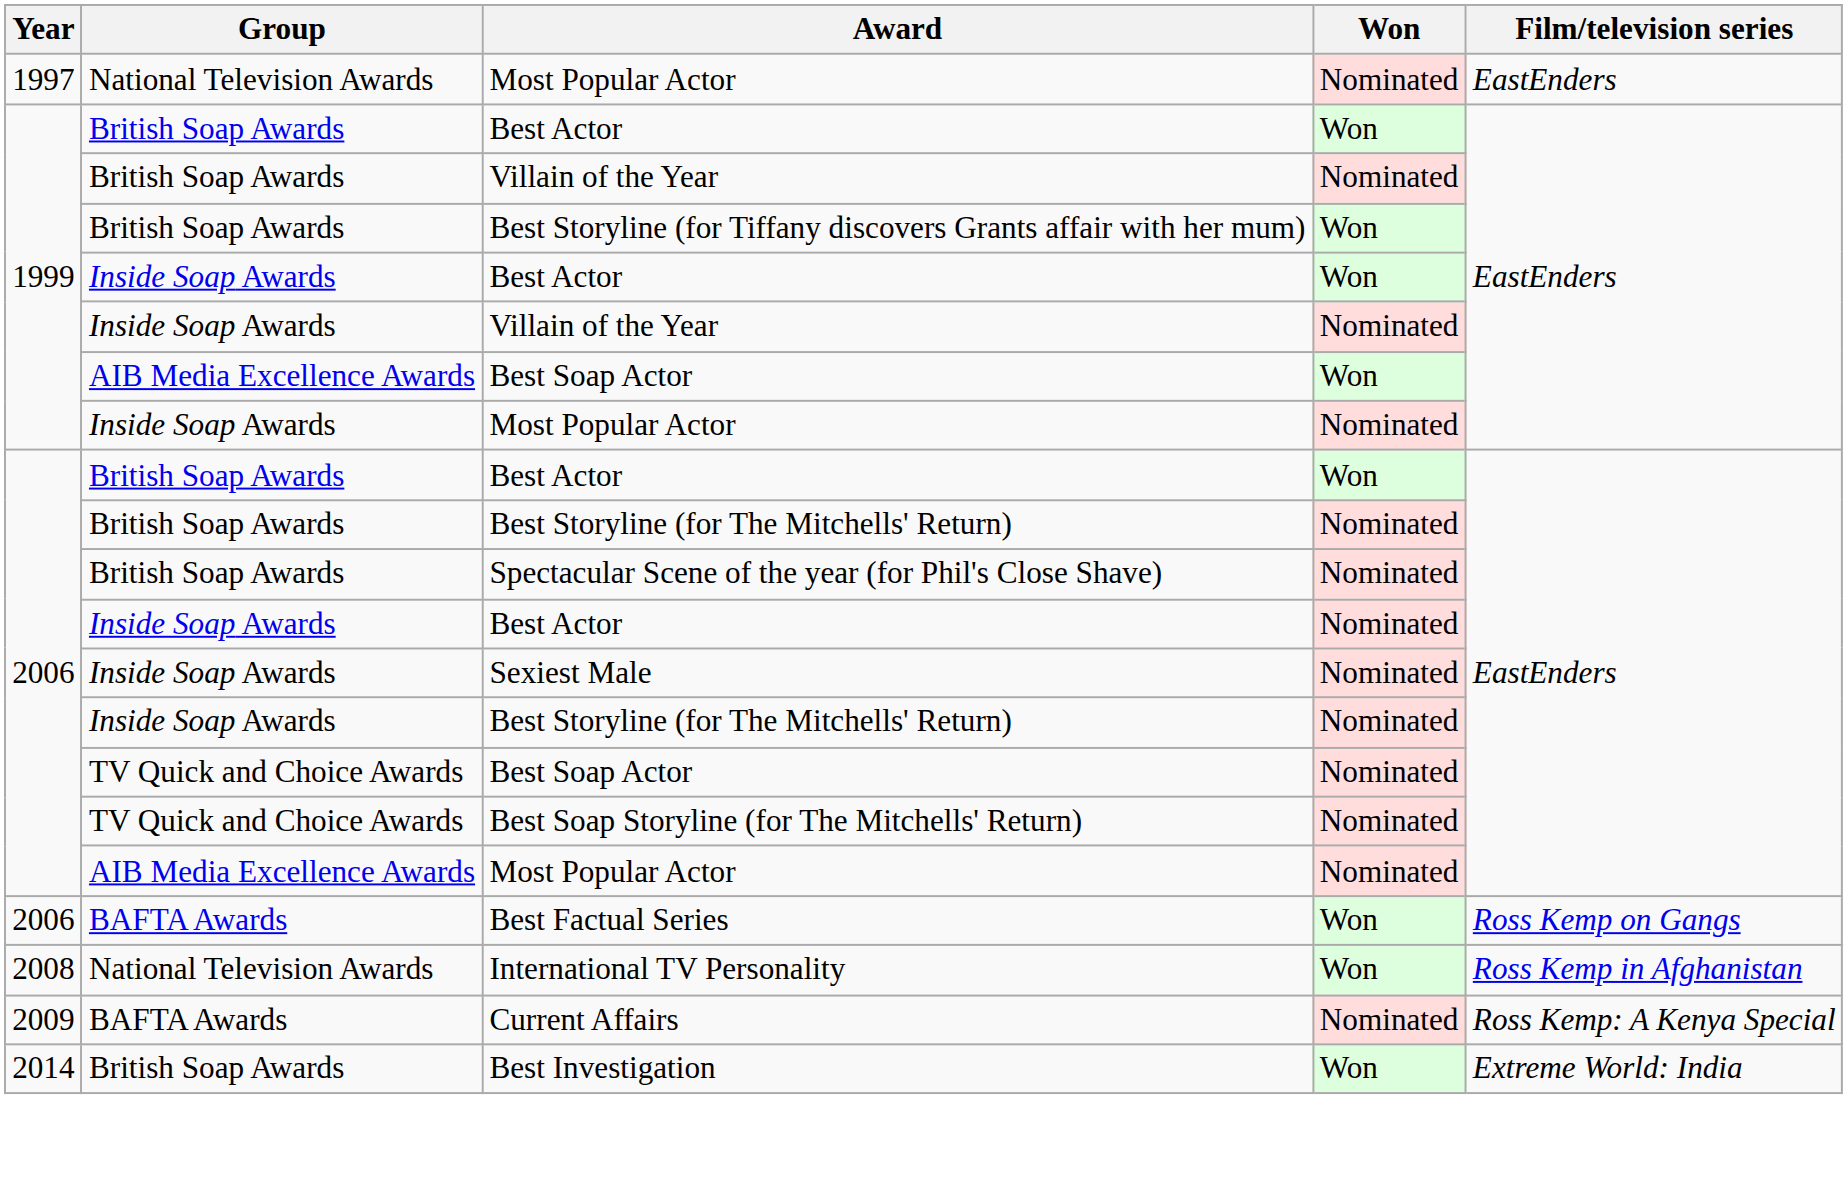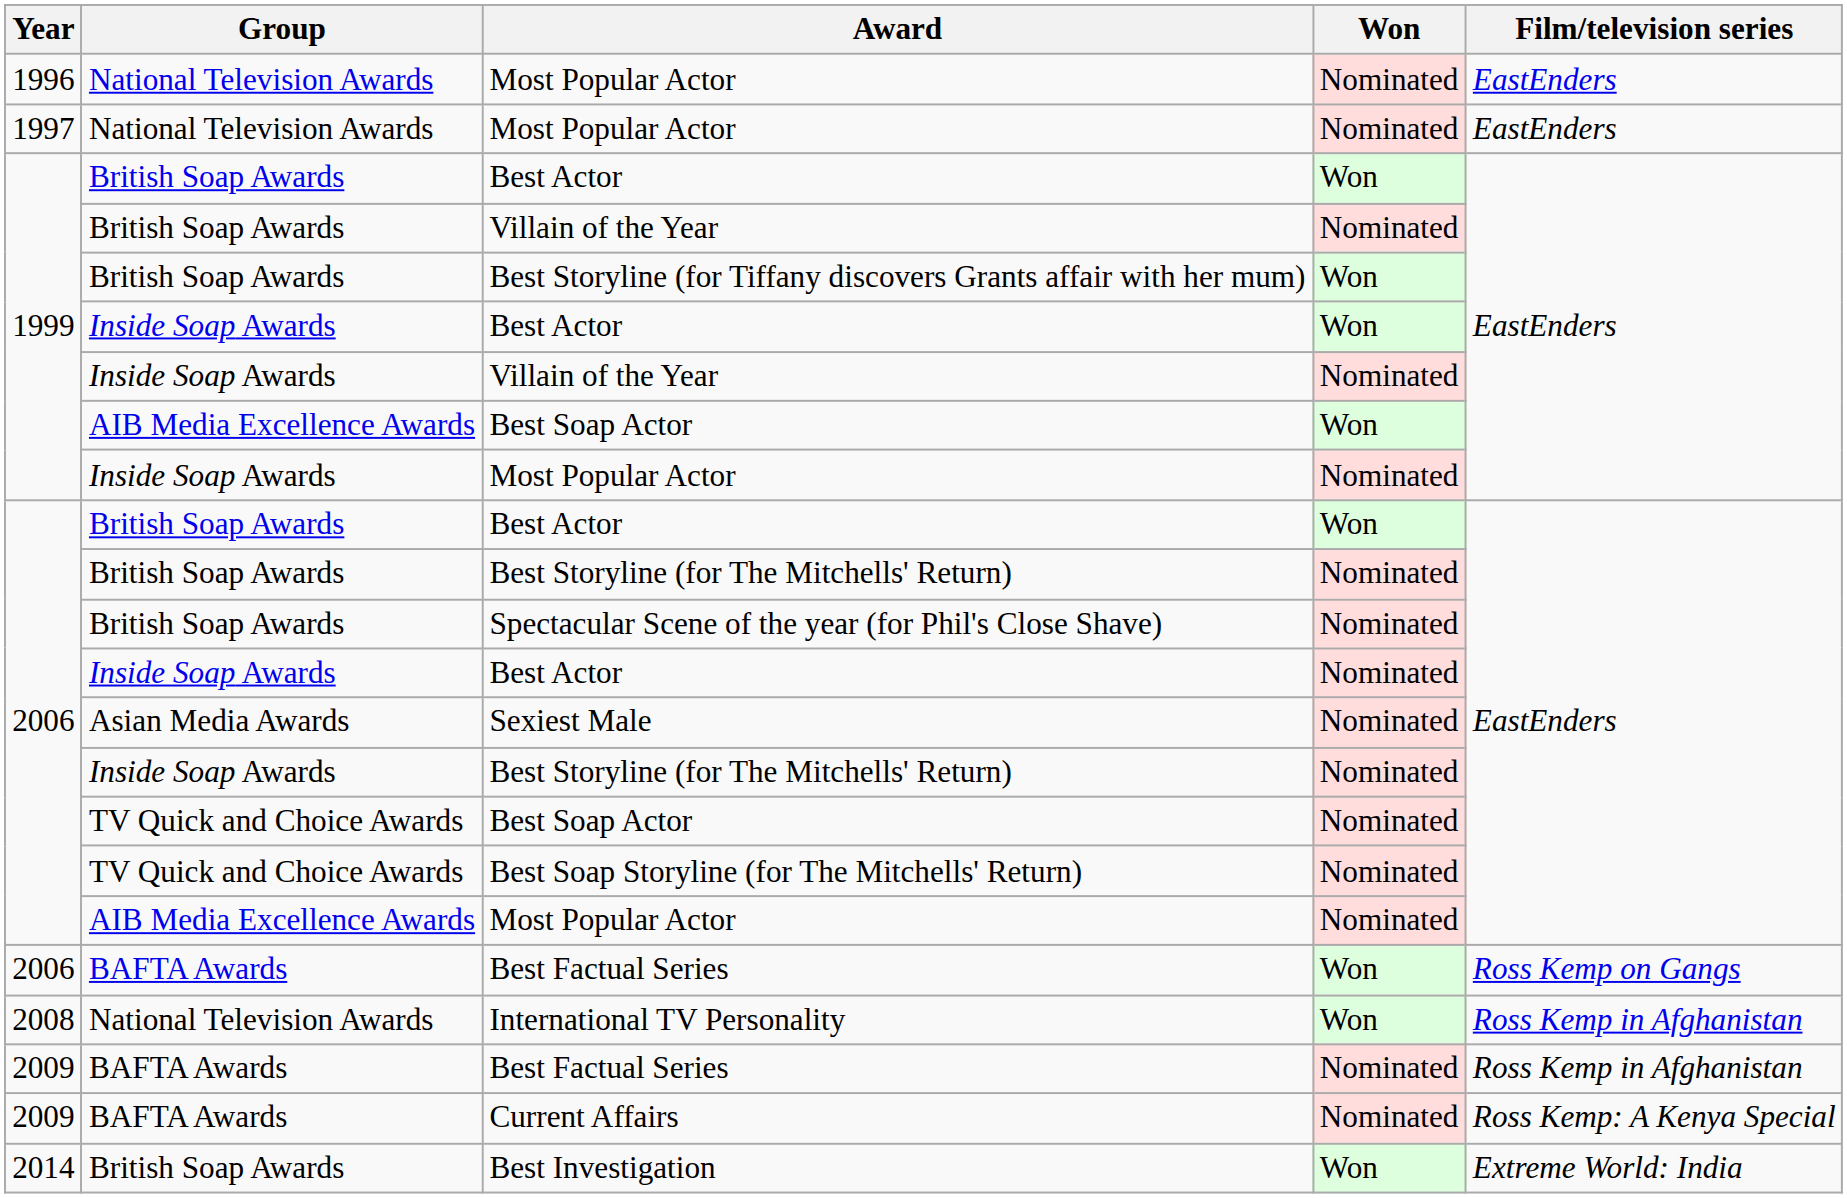+ row: (43, 78)
(212, 672) Inside Soap Awards -> (219, 721) Asian Media Awards
+ row: (43, 1068)
